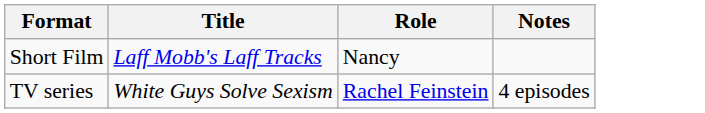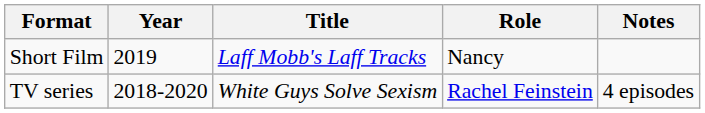+ column: (161, 21)
